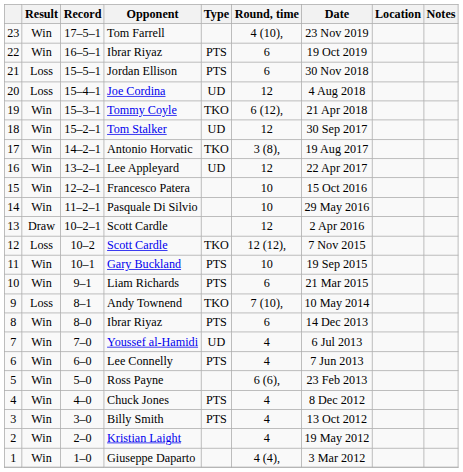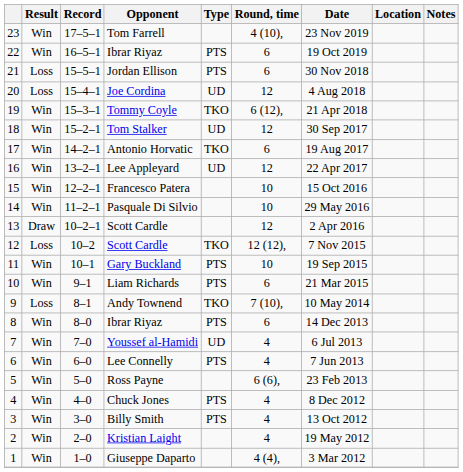(267, 149) 3 (8), -> (267, 149) 6
